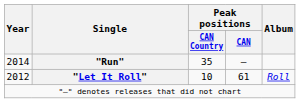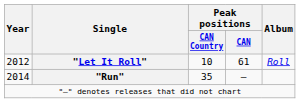rows swapped: (110, 77) <-> (110, 61)
